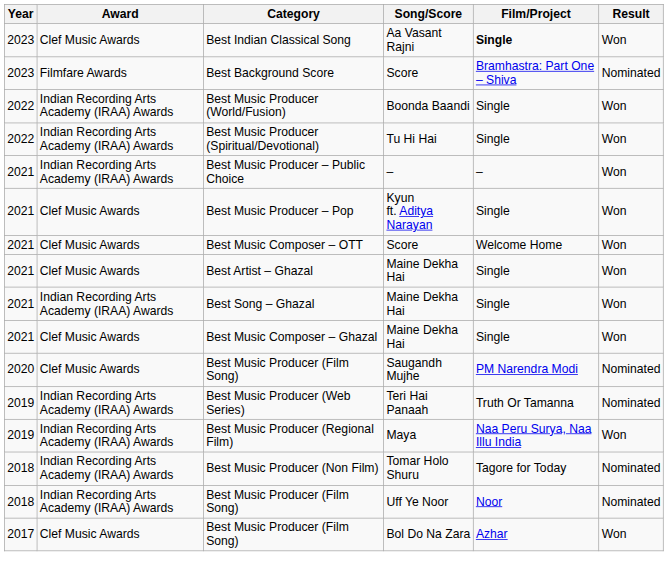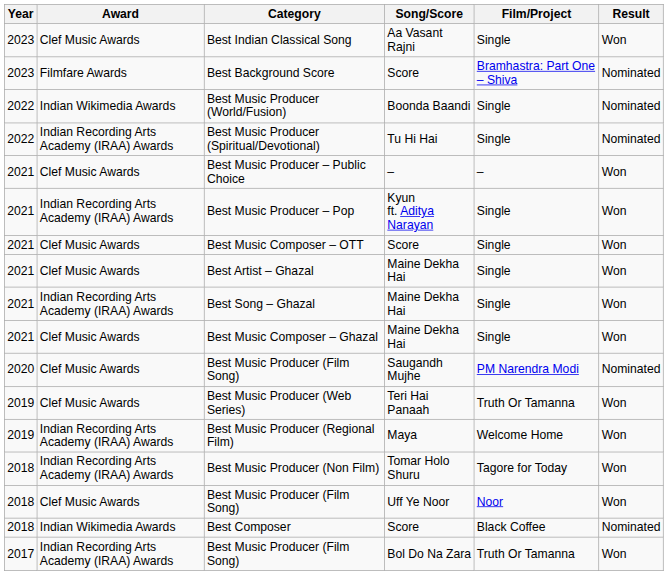(494, 40) bold -> (494, 40) normal
(107, 106) Indian Recording Arts Academy (IRAA) Awards -> (108, 106) Indian Wikimedia Awards
(614, 106) Won -> (631, 106) Nominated
(614, 139) Won -> (631, 139) Nominated
(107, 172) Indian Recording Arts Academy (IRAA) Awards -> (90, 172) Clef Music Awards
(90, 211) Clef Music Awards -> (107, 211) Indian Recording Arts Academy (IRAA) Awards
(519, 244) Welcome Home -> (494, 244) Single
(107, 402) Indian Recording Arts Academy (IRAA) Awards -> (90, 402) Clef Music Awards
(631, 402) Nominated -> (614, 402) Won
(534, 435) Naa Peru Surya, Naa Illu India -> (520, 435) Welcome Home
(631, 468) Nominated -> (614, 468) Won
(107, 501) Indian Recording Arts Academy (IRAA) Awards -> (90, 501) Clef Music Awards
(631, 501) Nominated -> (614, 501) Won
+ row: (249, 527)
(90, 534) Clef Music Awards -> (107, 554) Indian Recording Arts Academy (IRAA) Awards
(492, 534) Azhar -> (526, 554) Truth Or Tamanna
